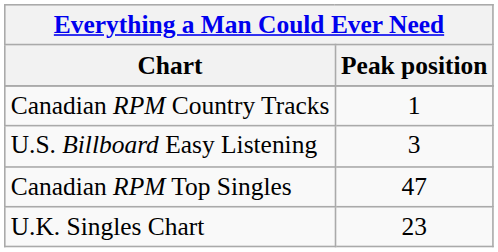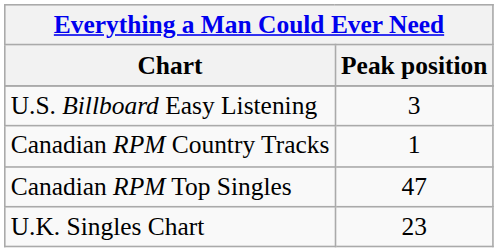rows swapped: (164, 145) <-> (170, 105)
